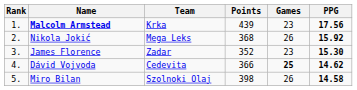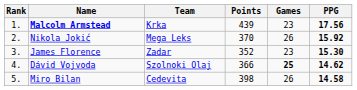(246, 38) 368 -> (246, 38) 370
(166, 65) Cedevita -> (179, 65) Szolnoki Olaj
(179, 79) Szolnoki Olaj -> (166, 79) Cedevita
